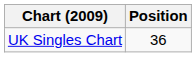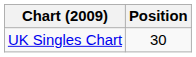(158, 39) 36 -> (158, 39) 30
